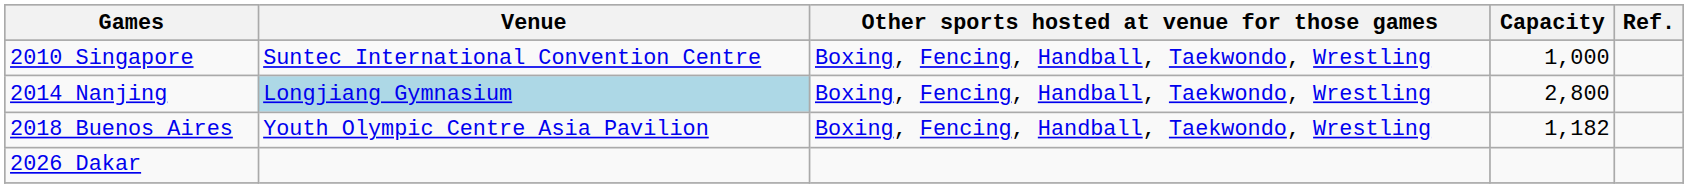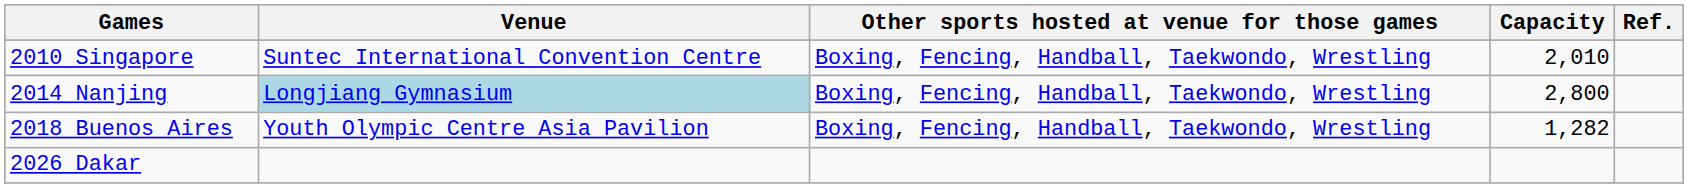(1577, 58) 1,000 -> (1577, 58) 2,010
(1577, 129) 1,182 -> (1577, 129) 1,282
